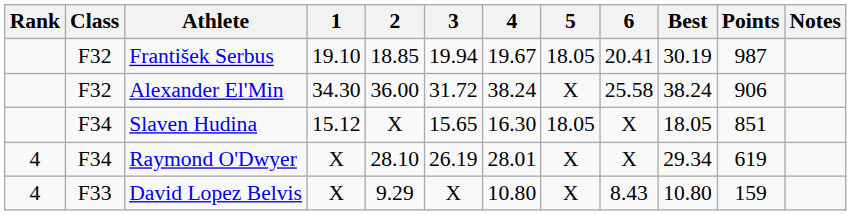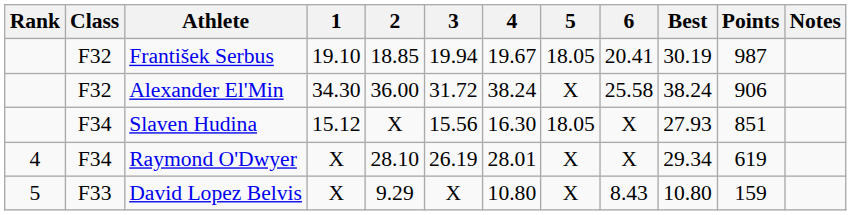(453, 124) 15.65 -> (453, 124) 15.56
(688, 124) 18.05 -> (688, 124) 27.93
(35, 192) 4 -> (35, 192) 5
